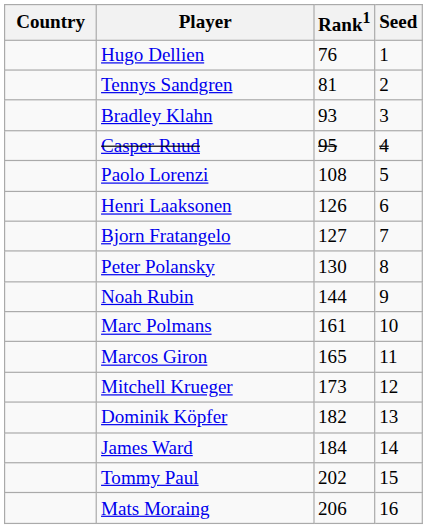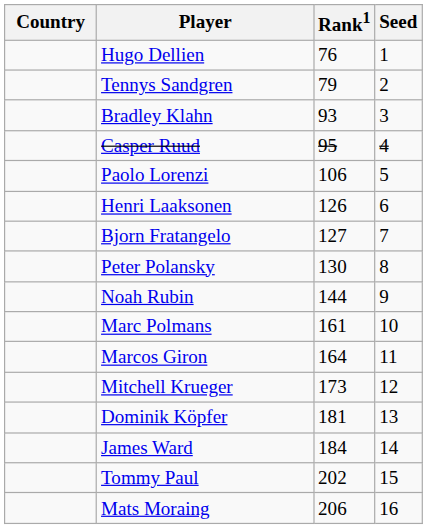(328, 85) 81 -> (328, 85) 79
(332, 175) 108 -> (332, 175) 106
(332, 356) 165 -> (332, 356) 164
(332, 417) 182 -> (332, 417) 181
